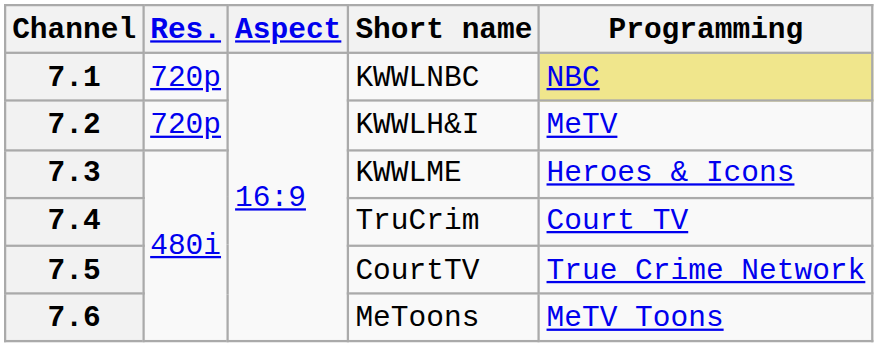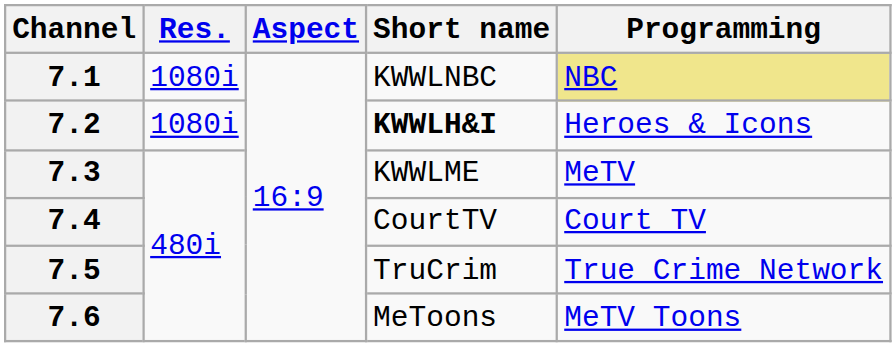(186, 77) 720p -> (194, 77) 1080i
(186, 125) 720p -> (194, 125) 1080i
(417, 125) normal -> (435, 125) bold
(582, 125) MeTV -> (688, 125) Heroes & Icons
(670, 173) Heroes & Icons -> (600, 173) MeTV
(417, 222) TruCrim -> (435, 222) CourtTV
(417, 270) CourtTV -> (435, 270) TruCrim
